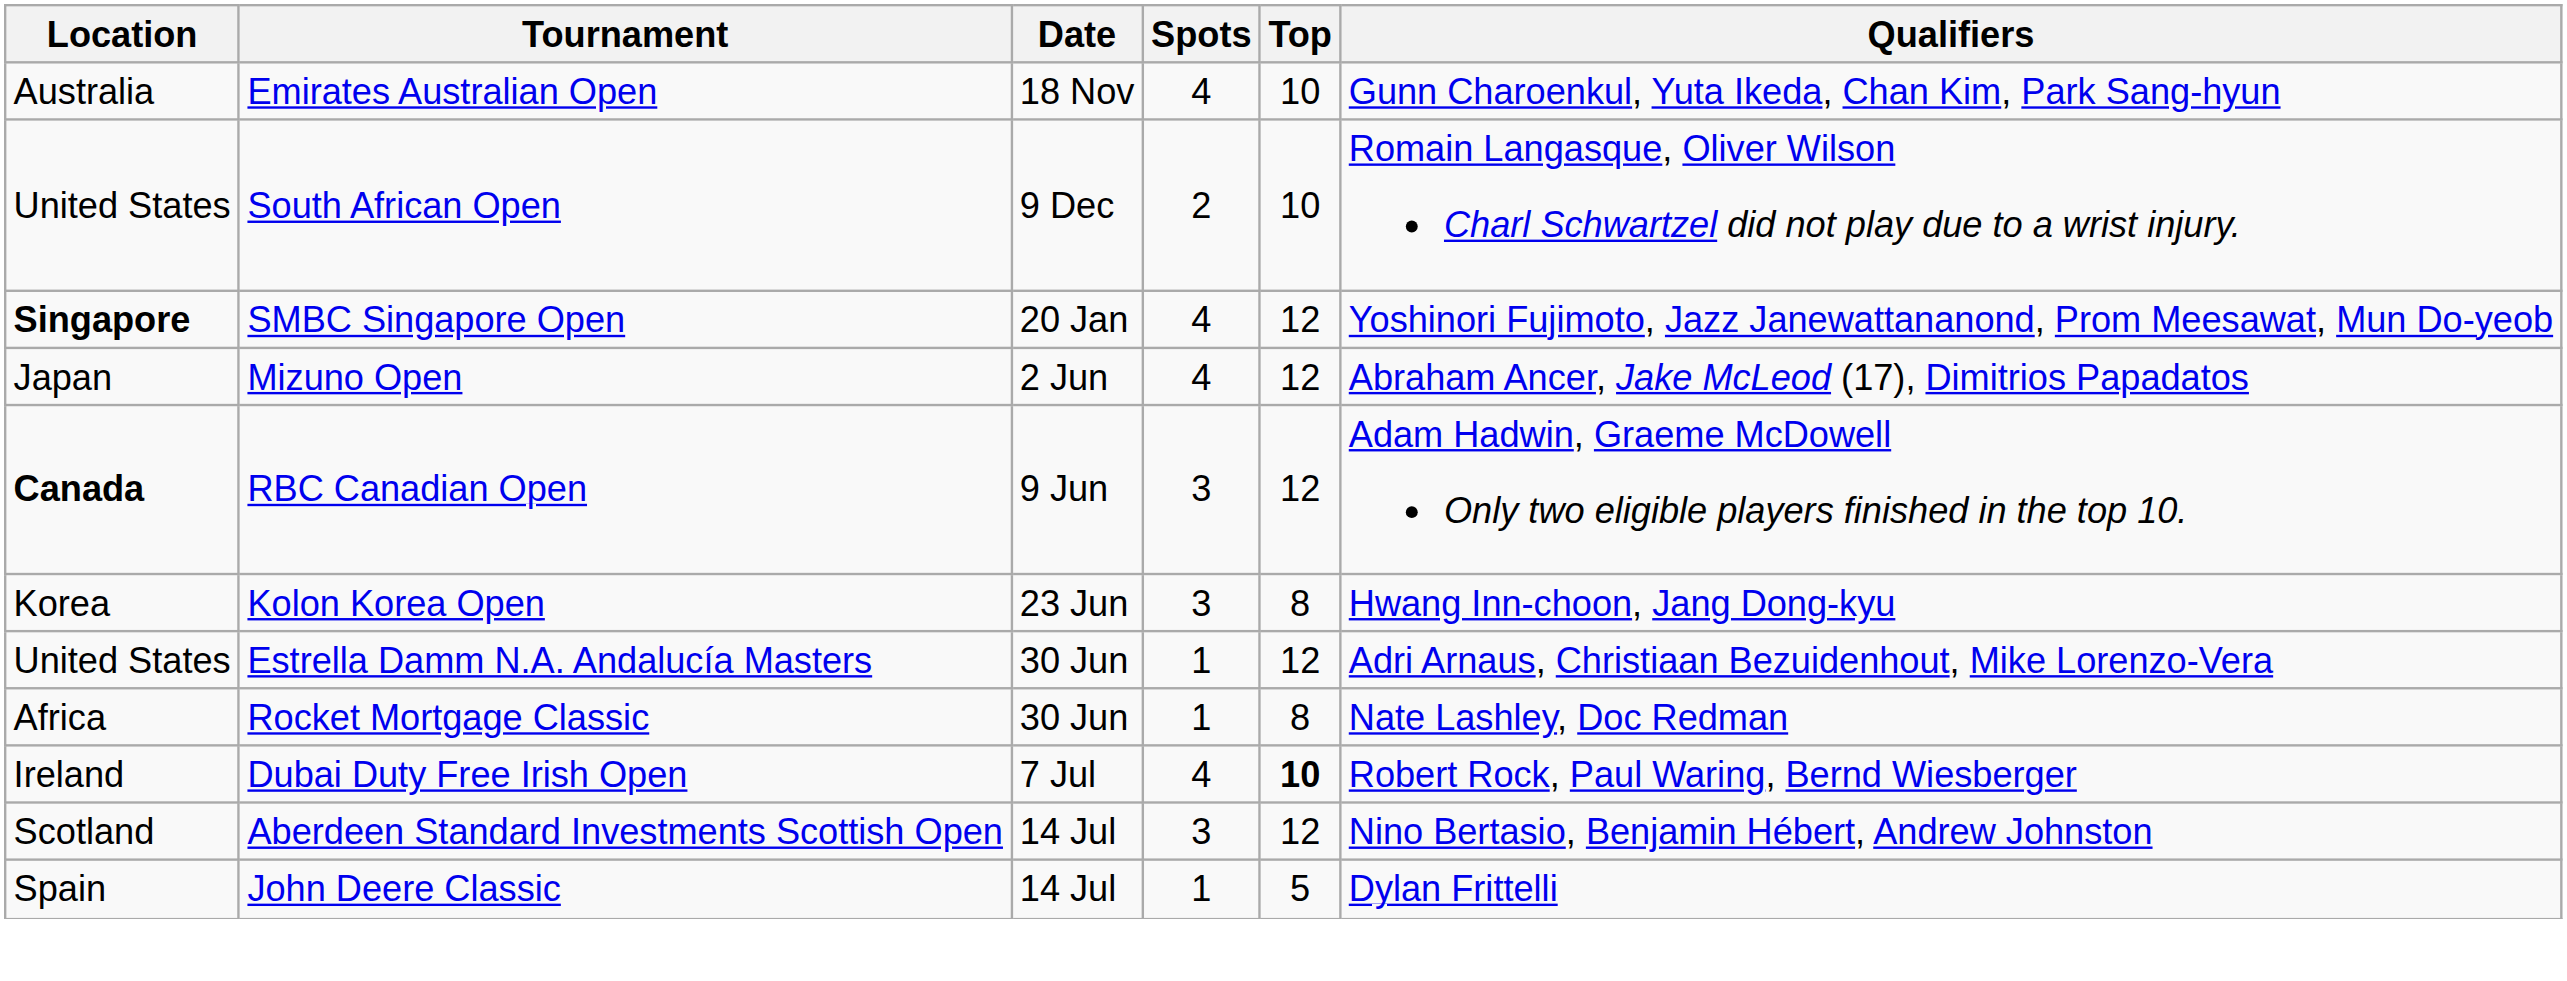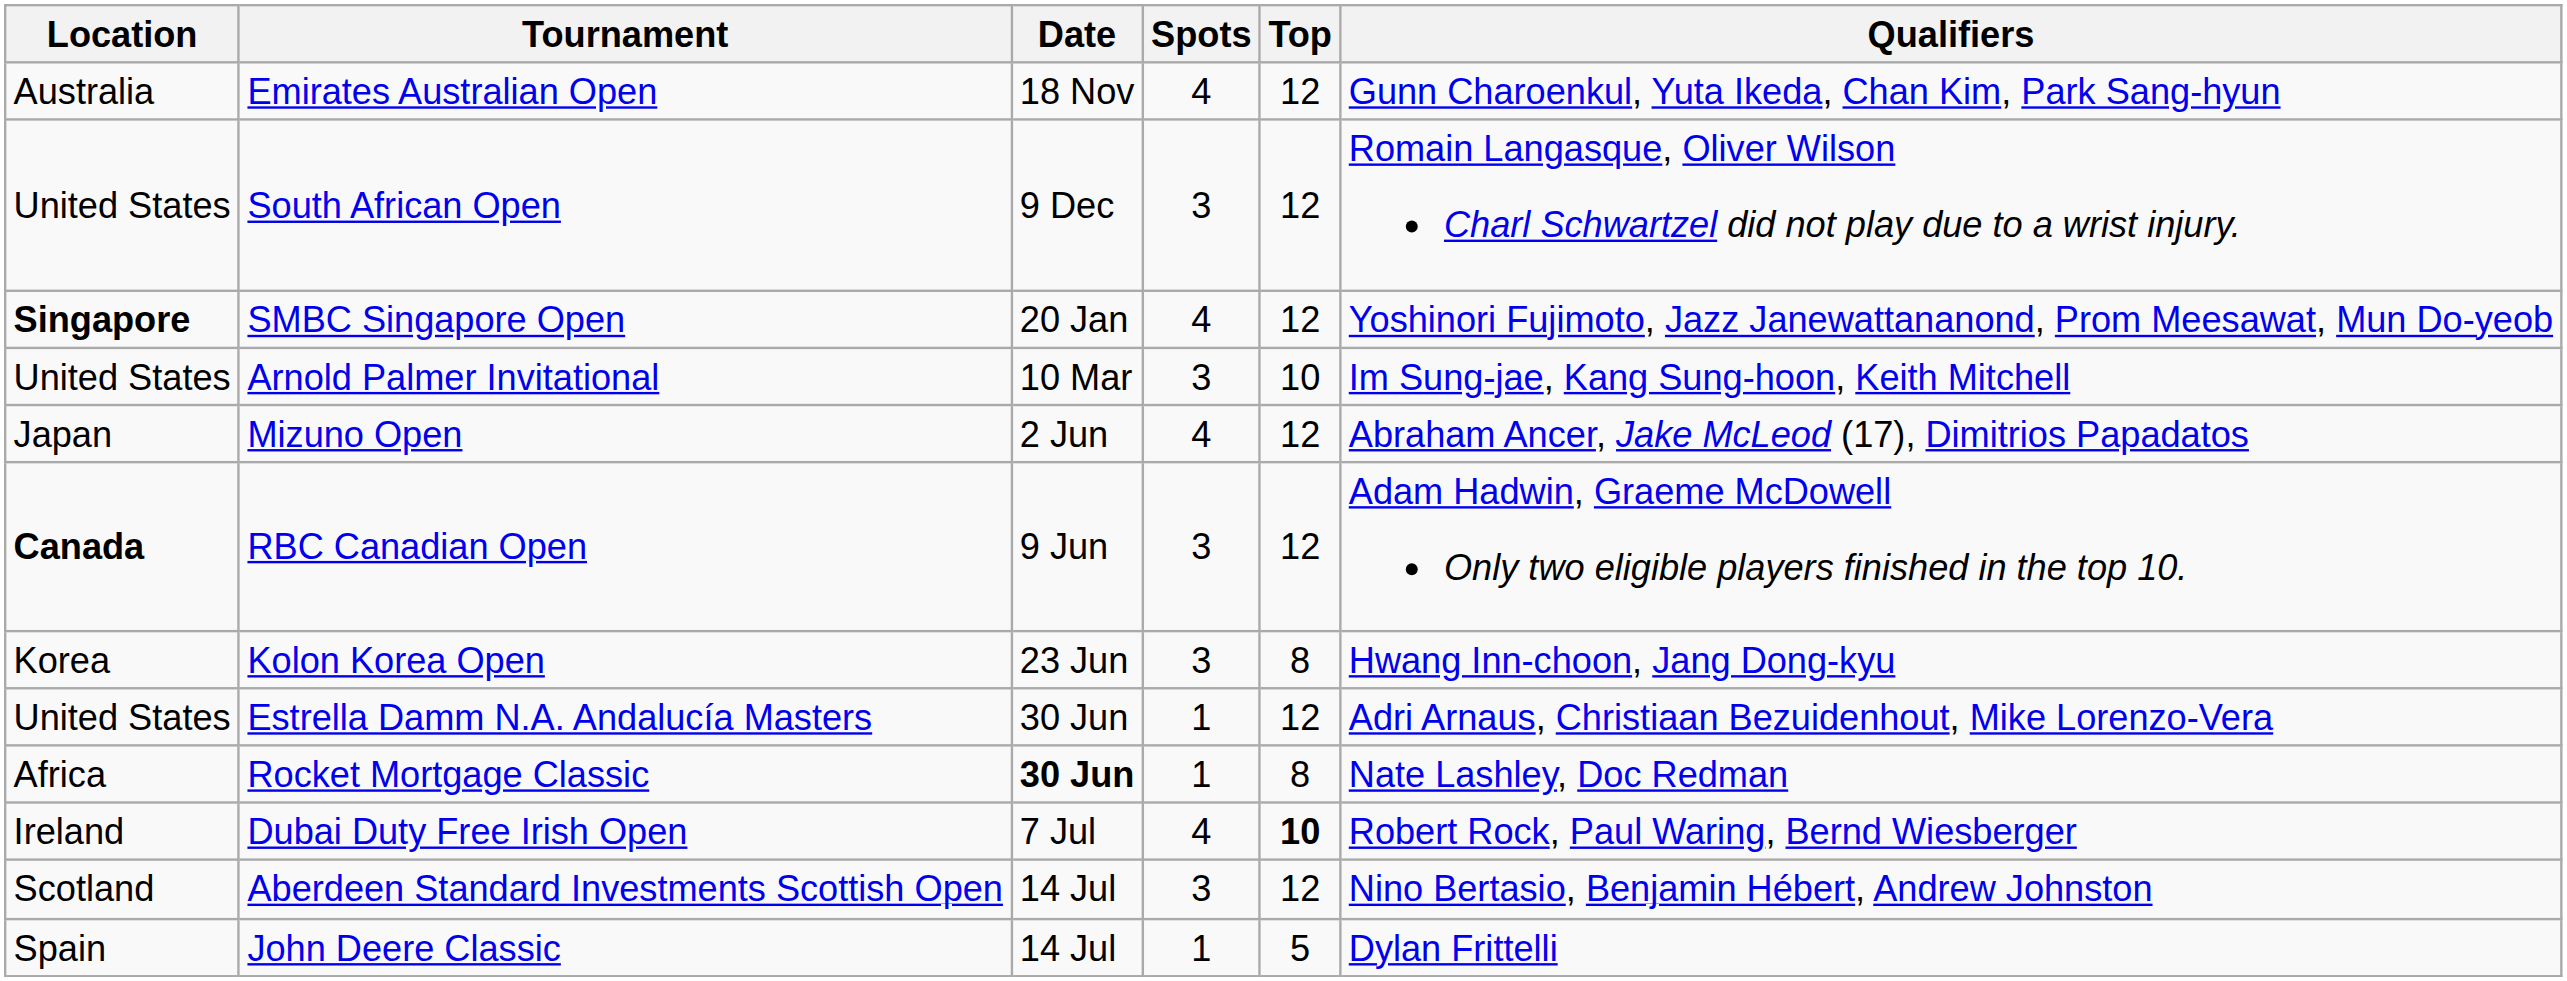(1300, 91) 10 -> (1300, 91) 12
(1201, 205) 2 -> (1201, 205) 3
(1300, 205) 10 -> (1300, 205) 12
+ row: (453, 376)
(1074, 718) normal -> (1077, 775) bold
